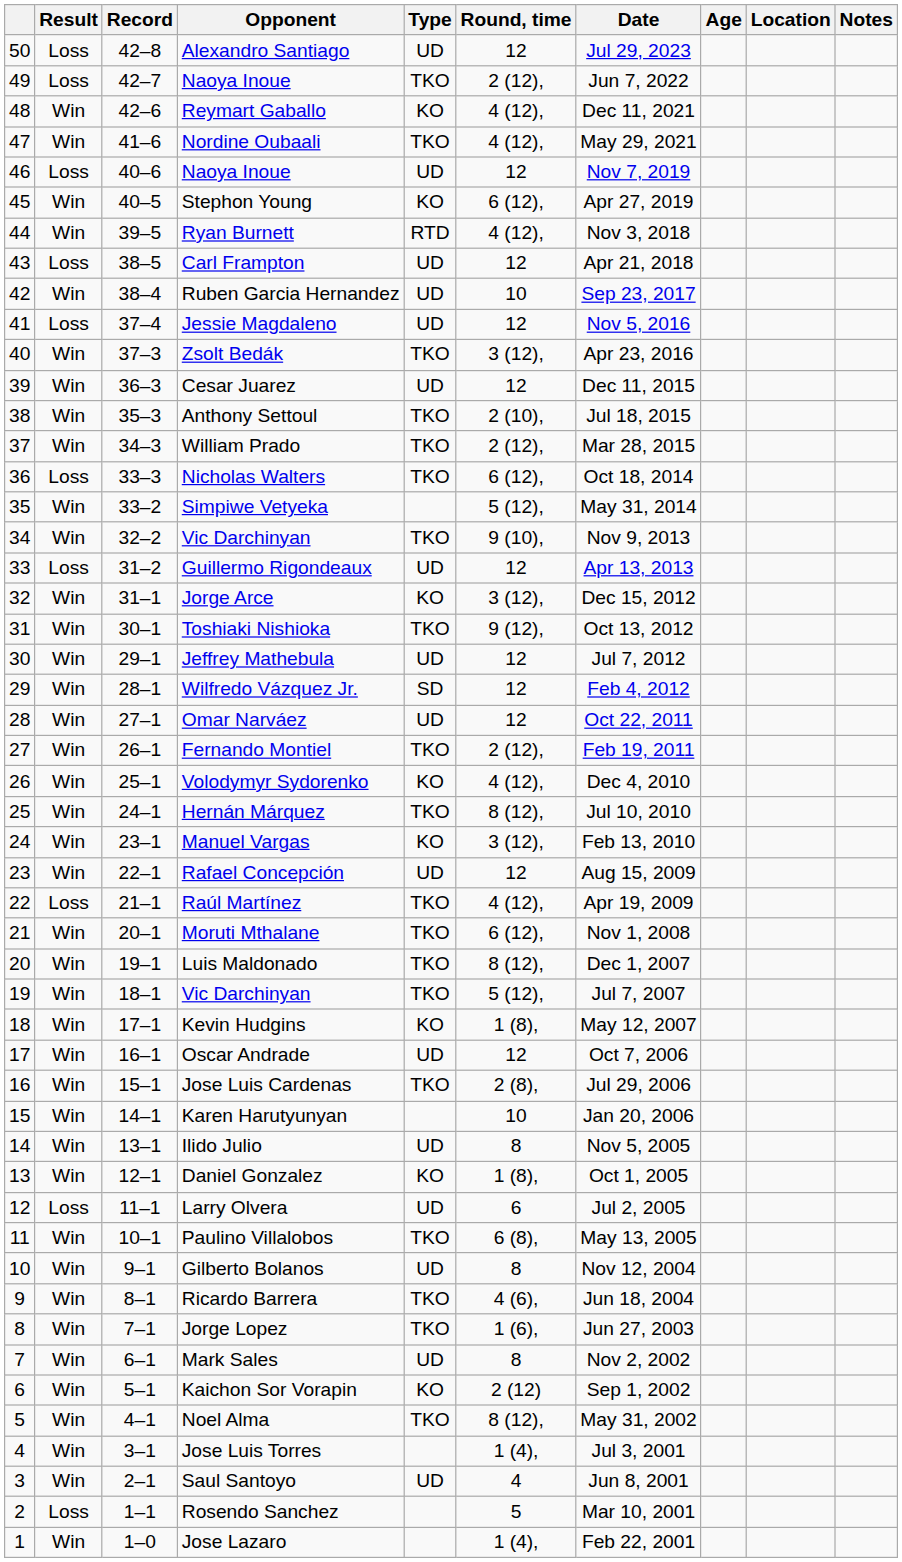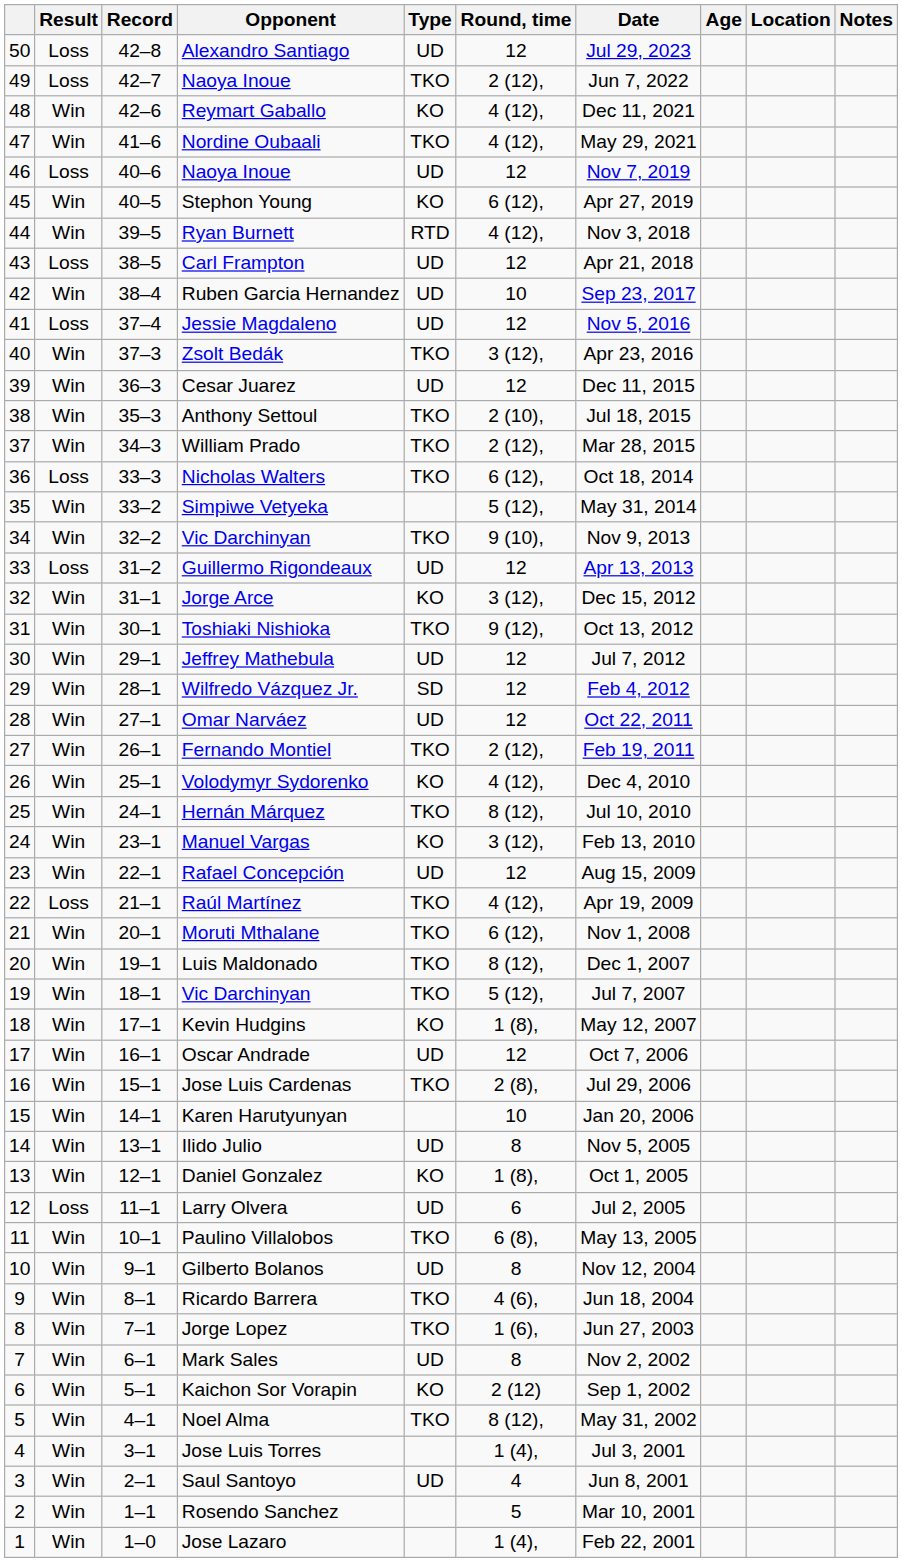(69, 1511) Loss -> (69, 1511) Win
